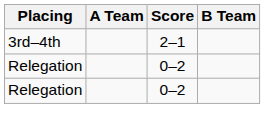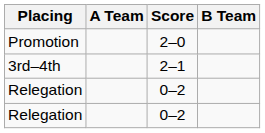+ row: (43, 41)
